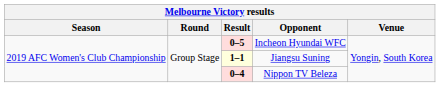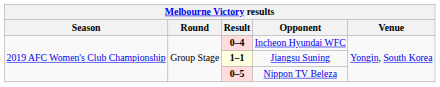(237, 43) 0–5 -> (237, 43) 0–4
(237, 74) 0–4 -> (237, 74) 0–5
